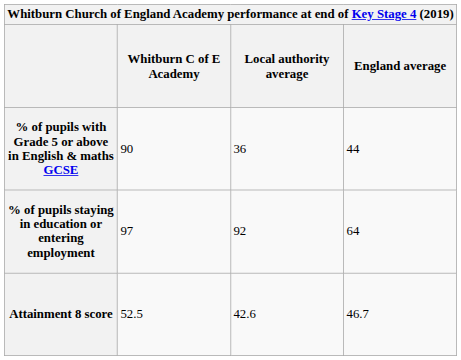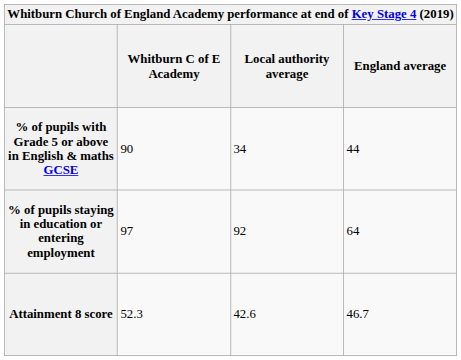(240, 148) 36 -> (240, 148) 34
(132, 314) 52.5 -> (132, 314) 52.3
